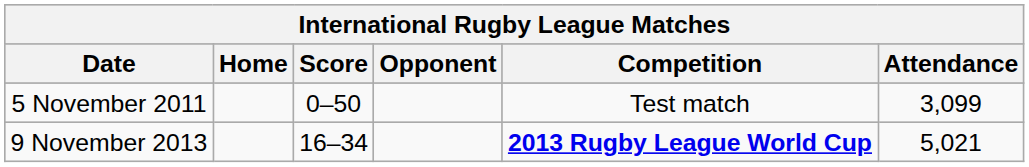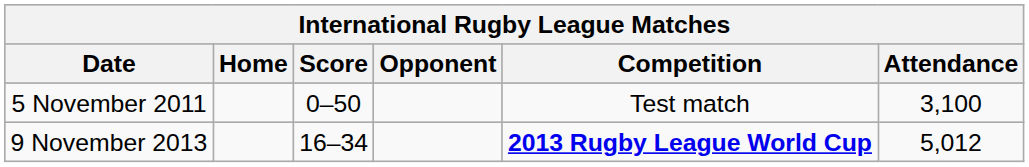(951, 103) 3,099 -> (951, 103) 3,100
(951, 142) 5,021 -> (951, 142) 5,012
